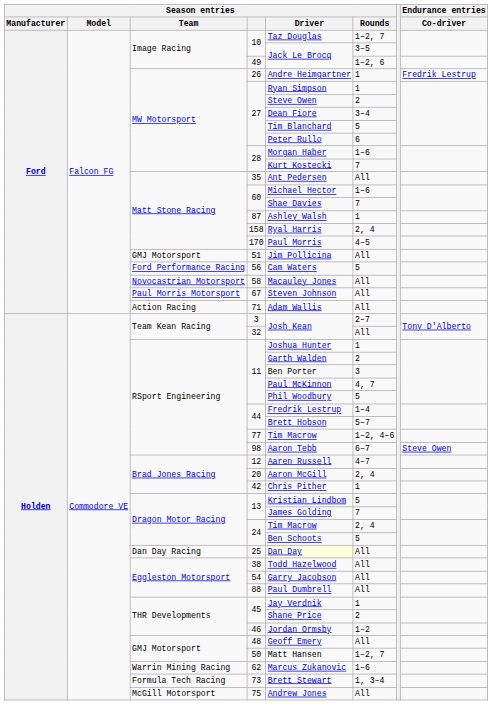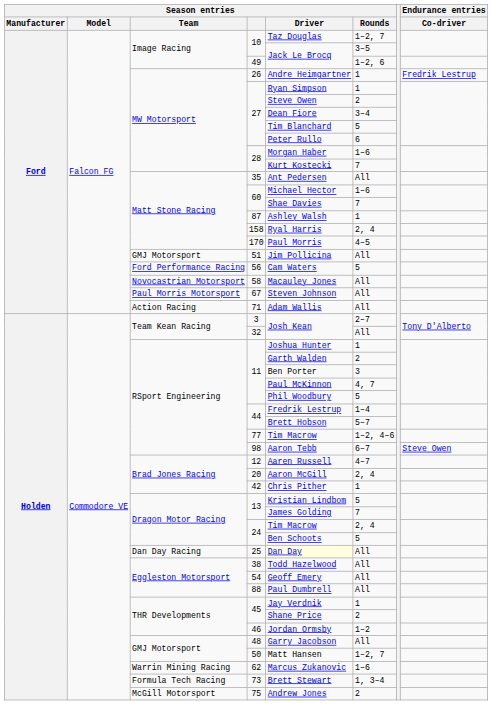(302, 578) Garry Jacobson -> (295, 578) Geoff Emery
(295, 642) Geoff Emery -> (302, 642) Garry Jacobson
(362, 694) All -> (358, 694) 2
